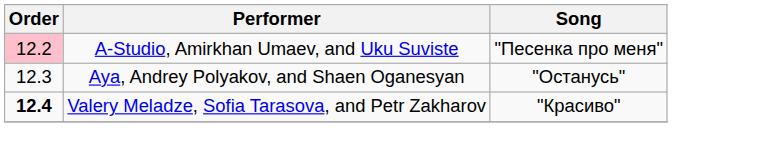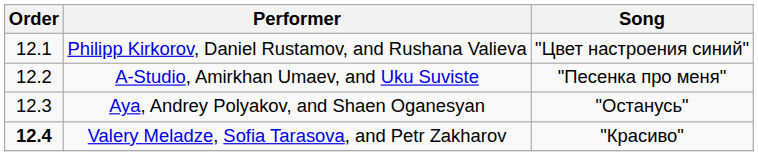+ row: (297, 48)
(34, 48) pink background -> (34, 77) no background
